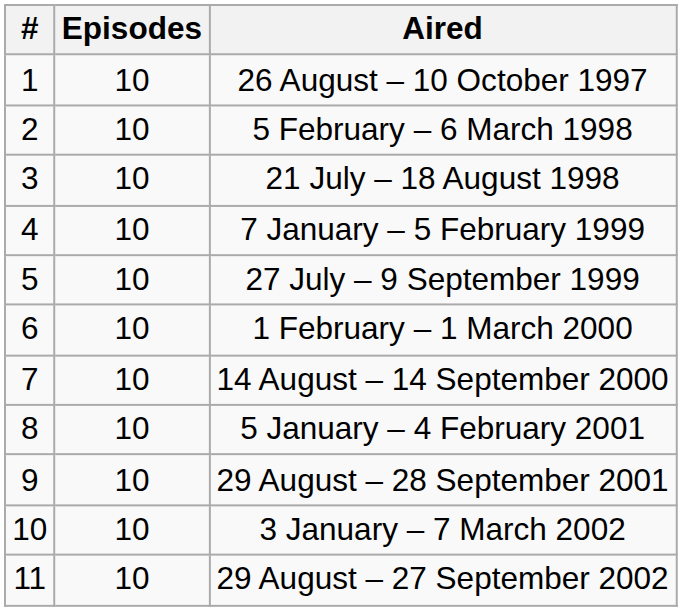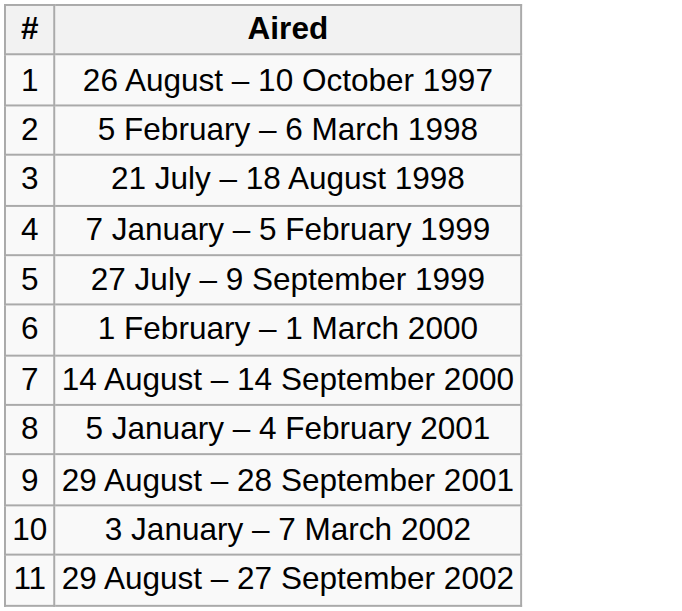- column: (132, 29)
